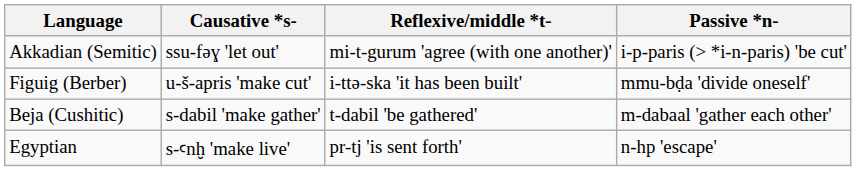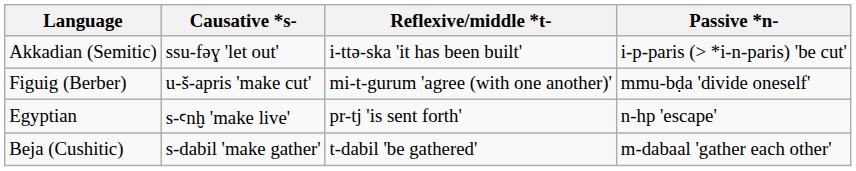(471, 52) mi-t-gurum 'agree (with one another)' -> (426, 52) i-ttə-ska 'it has been built'
(426, 83) i-ttə-ska 'it has been built' -> (471, 83) mi-t-gurum 'agree (with one another)'
rows swapped: (66, 114) <-> (43, 147)
